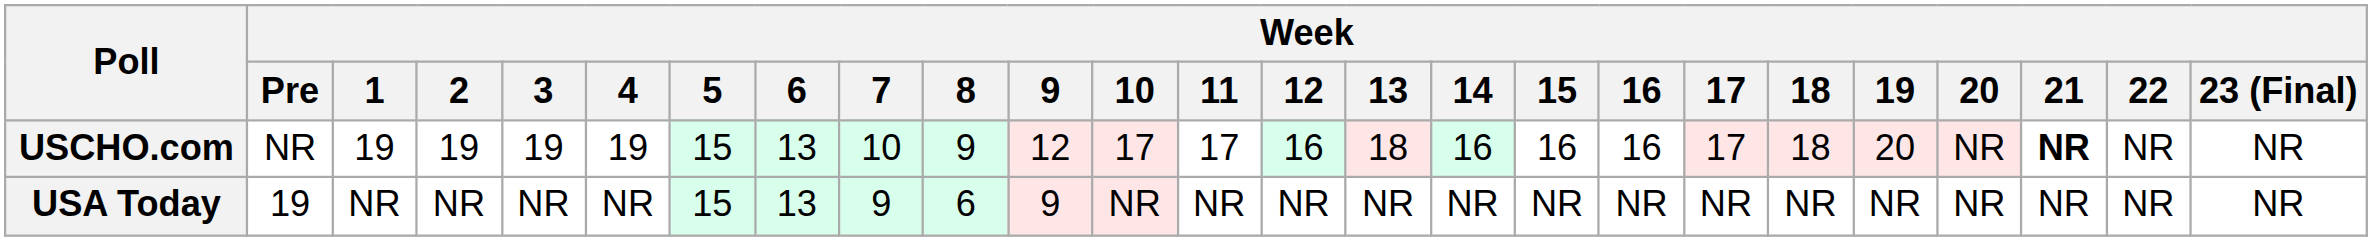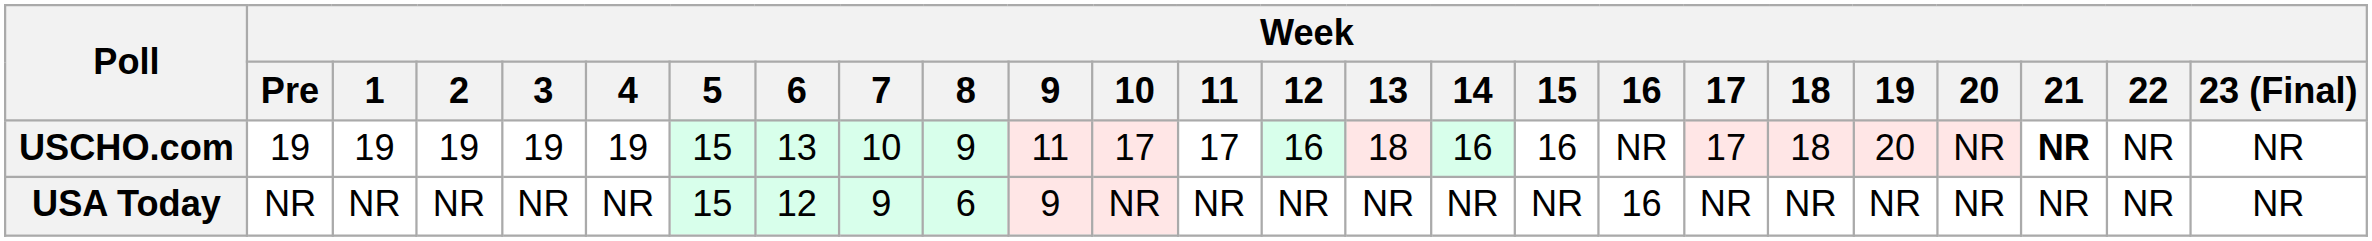(290, 147) NR -> (290, 147) 19
(1050, 147) 12 -> (1050, 147) 11
(1641, 147) 16 -> (1641, 147) NR
(290, 205) 19 -> (290, 205) NR
(797, 205) 13 -> (797, 205) 12
(1641, 205) NR -> (1641, 205) 16
